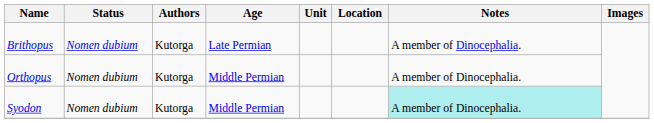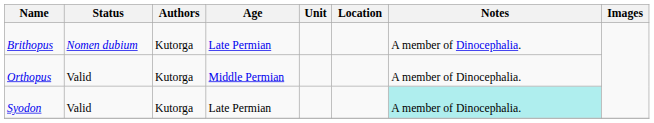(102, 77) Nomen dubium -> (79, 77) Valid
(102, 108) Nomen dubium -> (79, 108) Valid
(246, 108) Middle Permian -> (240, 108) Late Permian
